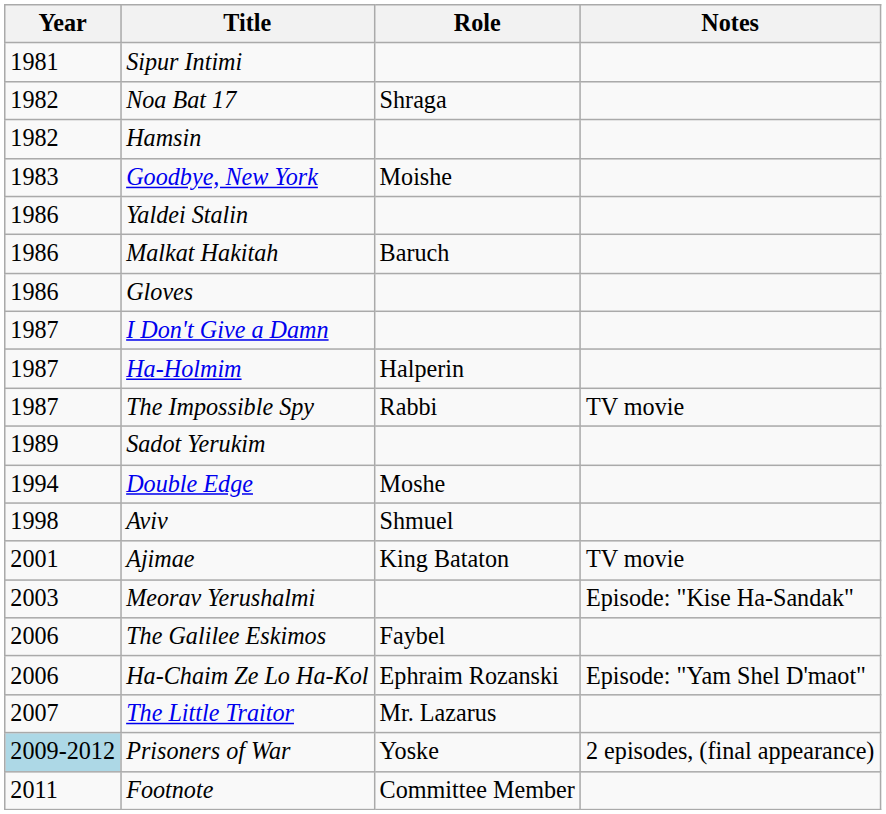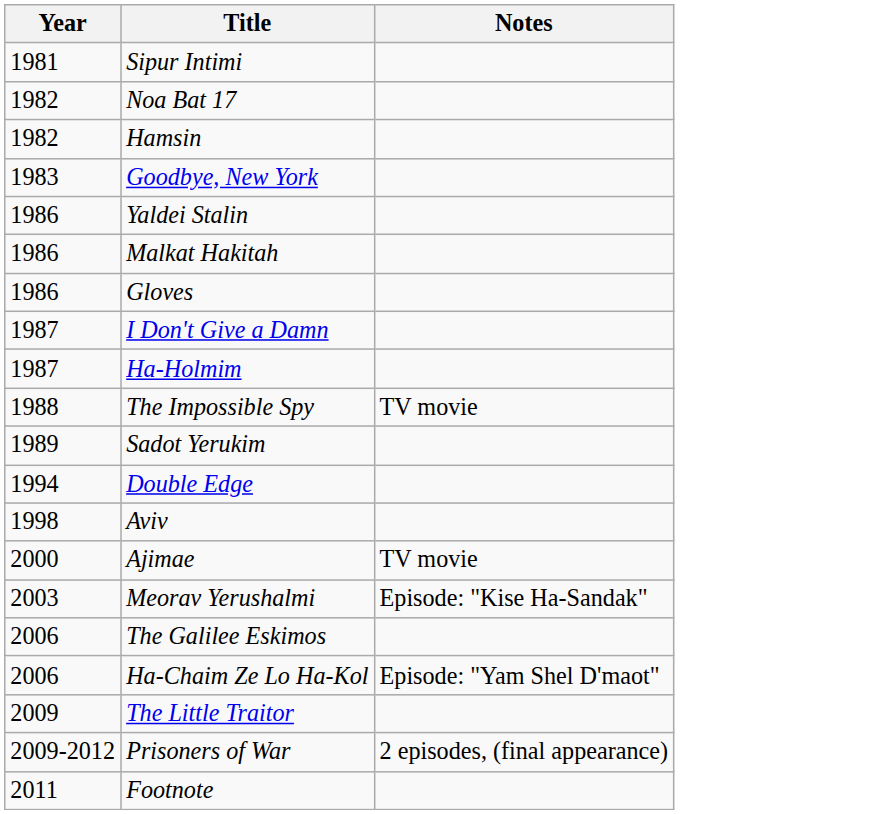- column: (477, 23)
(34, 406) 1987 -> (34, 406) 1988
(34, 560) 2001 -> (34, 560) 2000
(34, 713) 2007 -> (34, 713) 2009
(63, 751) lightblue background -> (63, 751) no background
